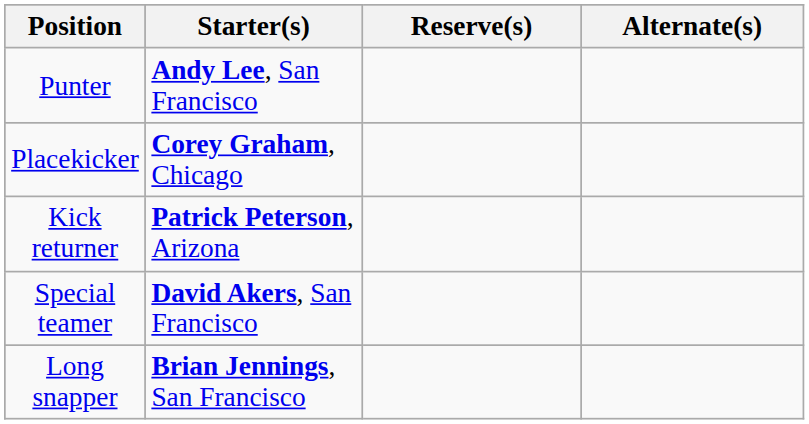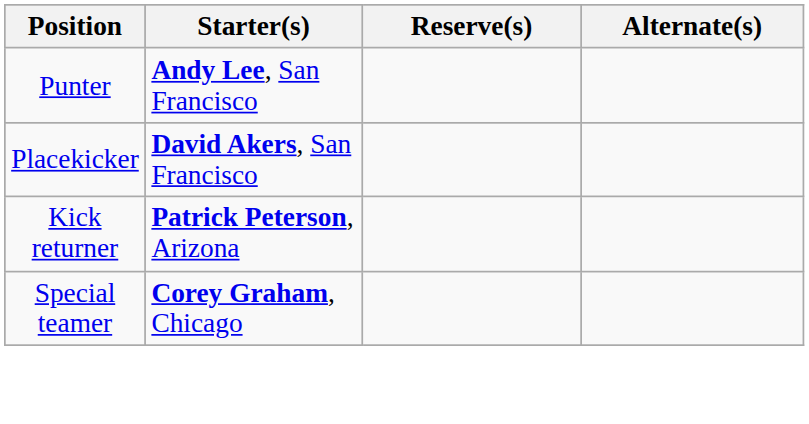(243, 159) Corey Graham, Chicago -> (251, 159) David Akers, San Francisco
(251, 307) David Akers, San Francisco -> (243, 307) Corey Graham, Chicago
- row: (75, 381)
